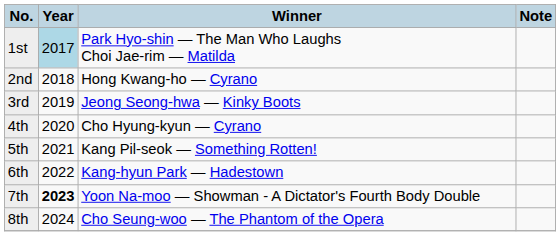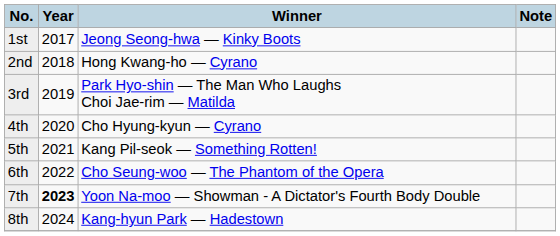(58, 47) lightblue background -> (58, 39) no background
(211, 47) Park Hyo-shin — The Man Who Laughs Choi Jae-rim — Matilda -> (191, 39) Jeong Seong-hwa — Kinky Boots
(191, 102) Jeong Seong-hwa — Kinky Boots -> (211, 94) Park Hyo-shin — The Man Who Laughs Choi Jae-rim — Matilda
(182, 172) Kang-hyun Park — Hadestown -> (232, 172) Cho Seung-woo — The Phantom of the Opera
(232, 219) Cho Seung-woo — The Phantom of the Opera -> (182, 219) Kang-hyun Park — Hadestown
